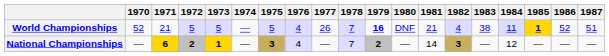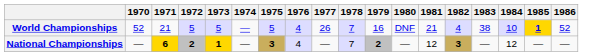- column: (591, 12)
(378, 28) bold -> (378, 28) normal
(511, 28) 11 -> (511, 28) 10
(432, 43) 14 -> (432, 43) 12
